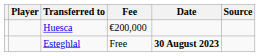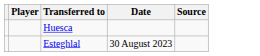- column: (130, 12)
(187, 43) bold -> (141, 43) normal
